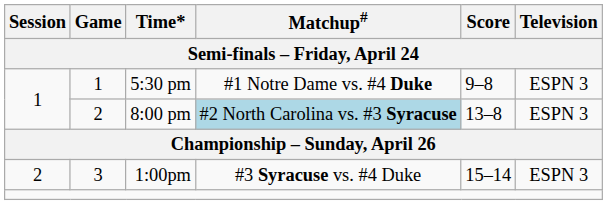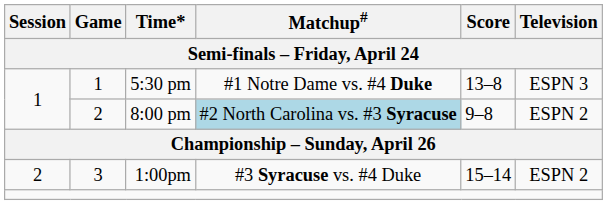(479, 84) 9–8 -> (484, 84) 13–8
(484, 114) 13–8 -> (479, 114) 9–8
(559, 114) ESPN 3 -> (559, 114) ESPN 2
(559, 175) ESPN 3 -> (559, 175) ESPN 2
